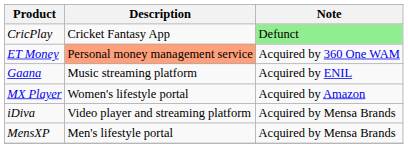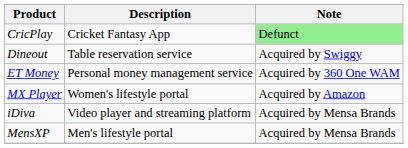+ row: (27, 53)
(160, 53) lightsalmon background -> (160, 73) no background
- row: (24, 73)
